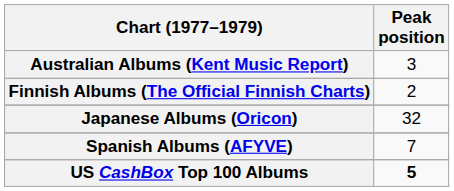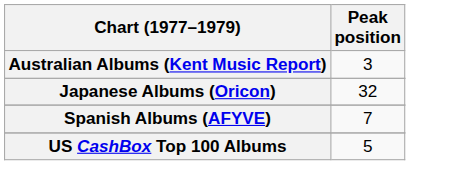- row: (189, 91)
(411, 173) bold -> (368, 145) normal
